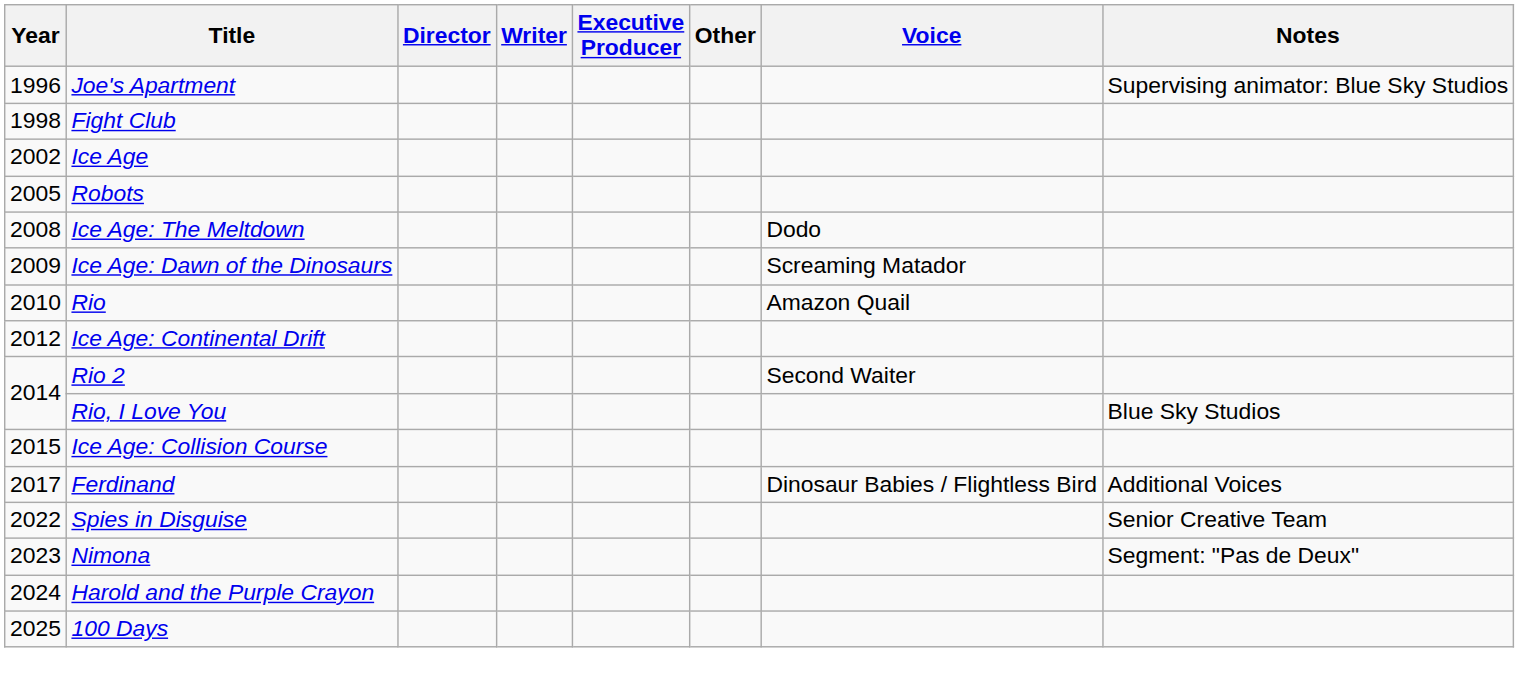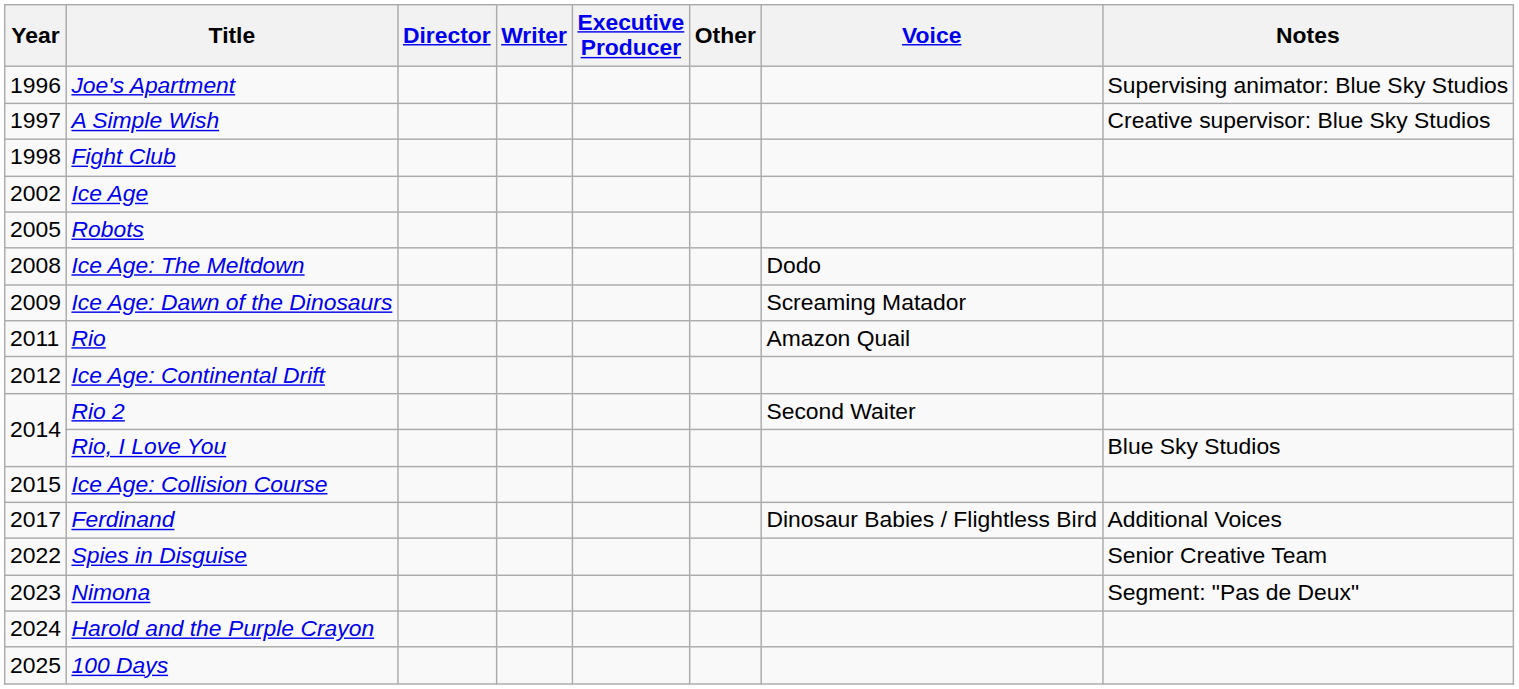+ row: (145, 120)
(35, 302) 2010 -> (35, 338) 2011
